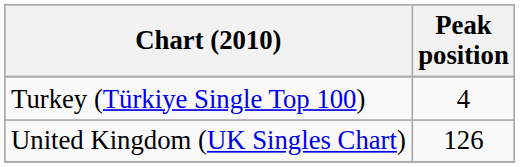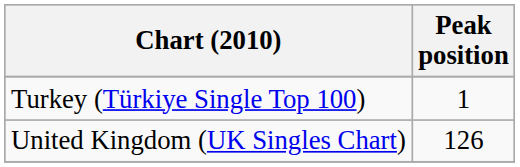(463, 98) 4 -> (463, 98) 1
